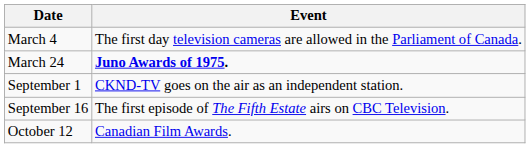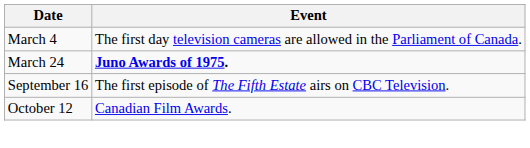- row: (44, 85)
